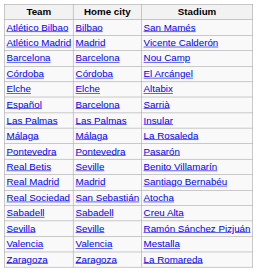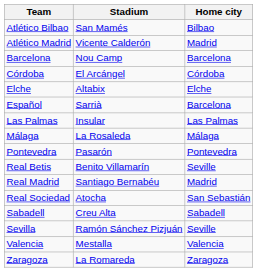columns swapped: (107, 12) <-> (197, 12)
